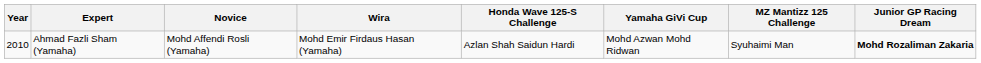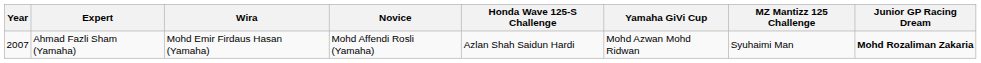columns swapped: (231, 17) <-> (379, 17)
(18, 44) 2010 -> (18, 44) 2007
